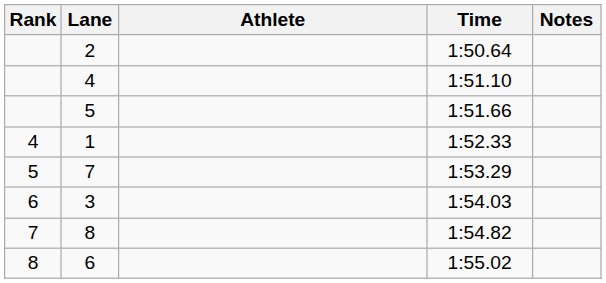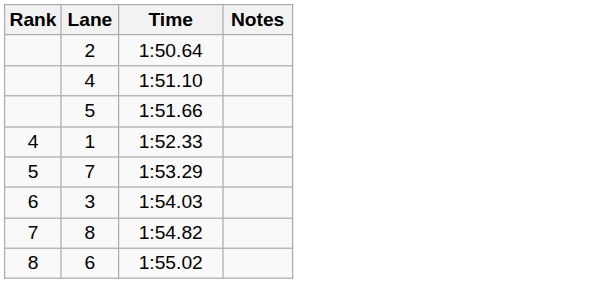- column: (273, 19)
